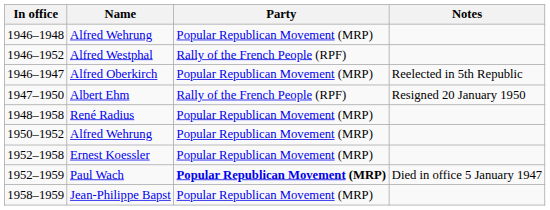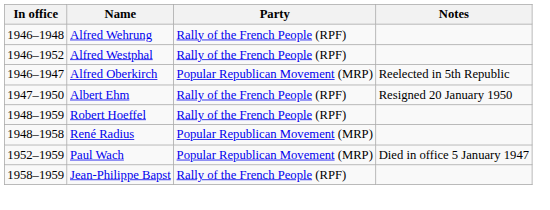(275, 34) Popular Republican Movement (MRP) -> (261, 34) Rally of the French People (RPF)
+ row: (36, 114)
- row: (36, 134)
- row: (36, 154)
(281, 174) bold -> (275, 154) normal
(275, 194) Popular Republican Movement (MRP) -> (261, 174) Rally of the French People (RPF)
